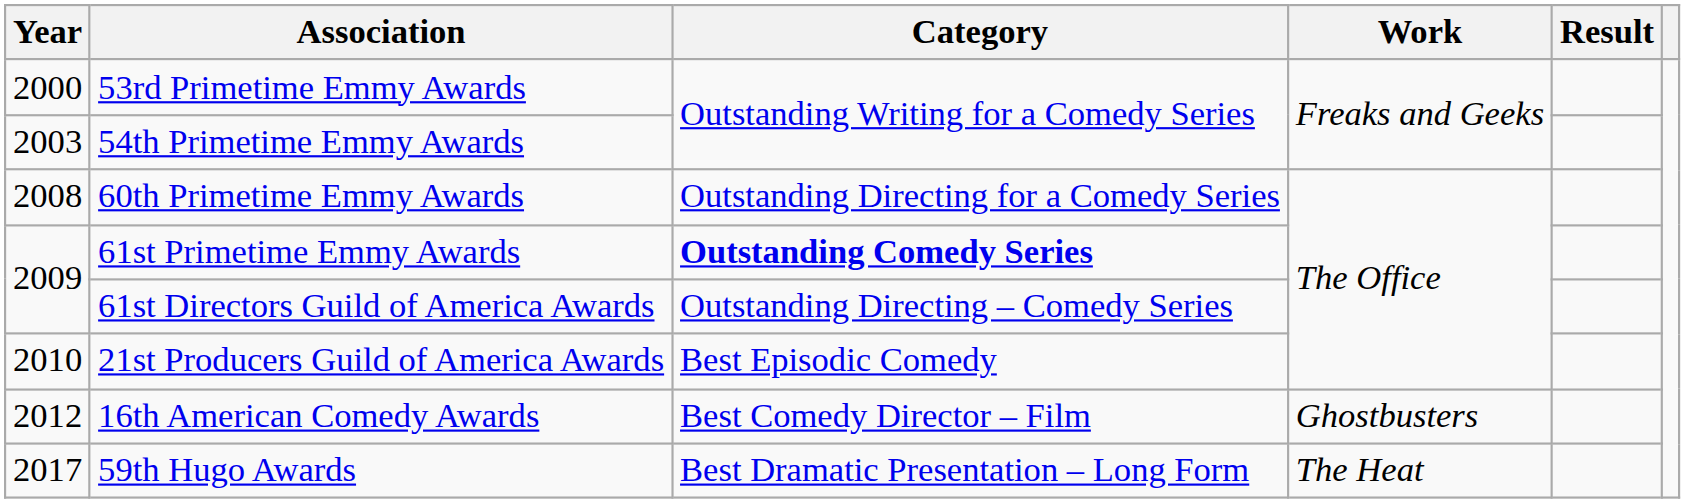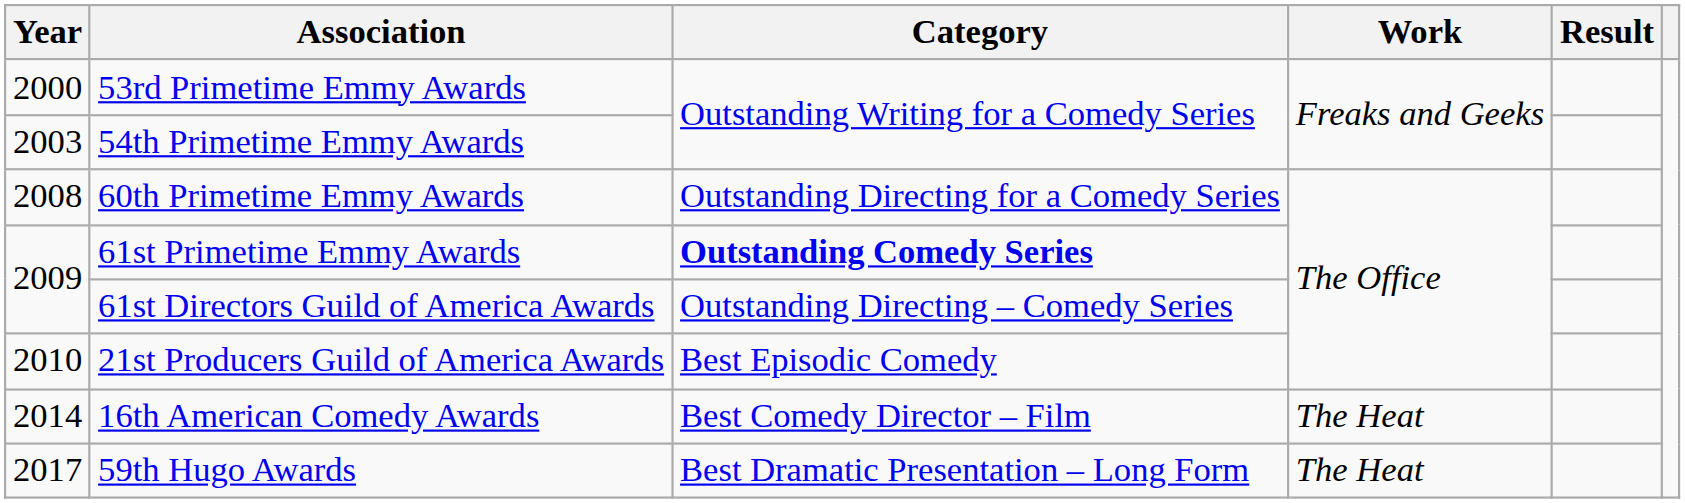(48, 415) 2012 -> (48, 415) 2014
(1387, 415) Ghostbusters -> (1360, 415) The Heat
